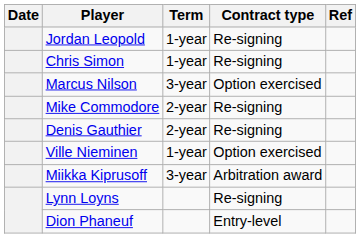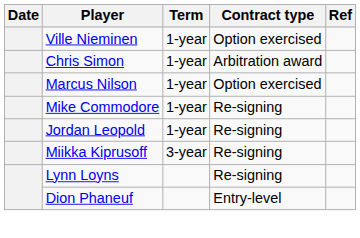rows swapped: (92, 152) <-> (95, 38)
(248, 61) Re-signing -> (268, 61) Arbitration award
(186, 84) 3-year -> (186, 84) 1-year
(186, 107) 2-year -> (186, 107) 1-year
- row: (94, 130)
(268, 175) Arbitration award -> (248, 152) Re-signing
